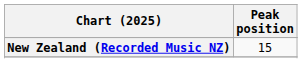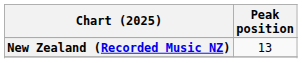(265, 47) 15 -> (265, 47) 13
